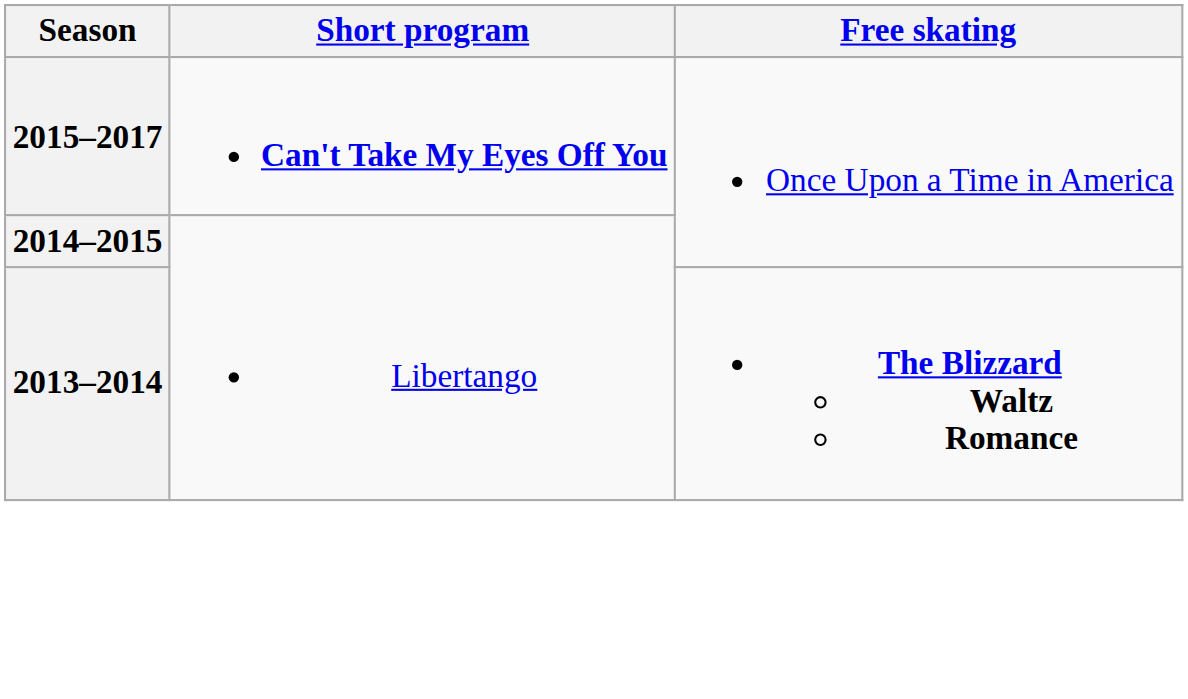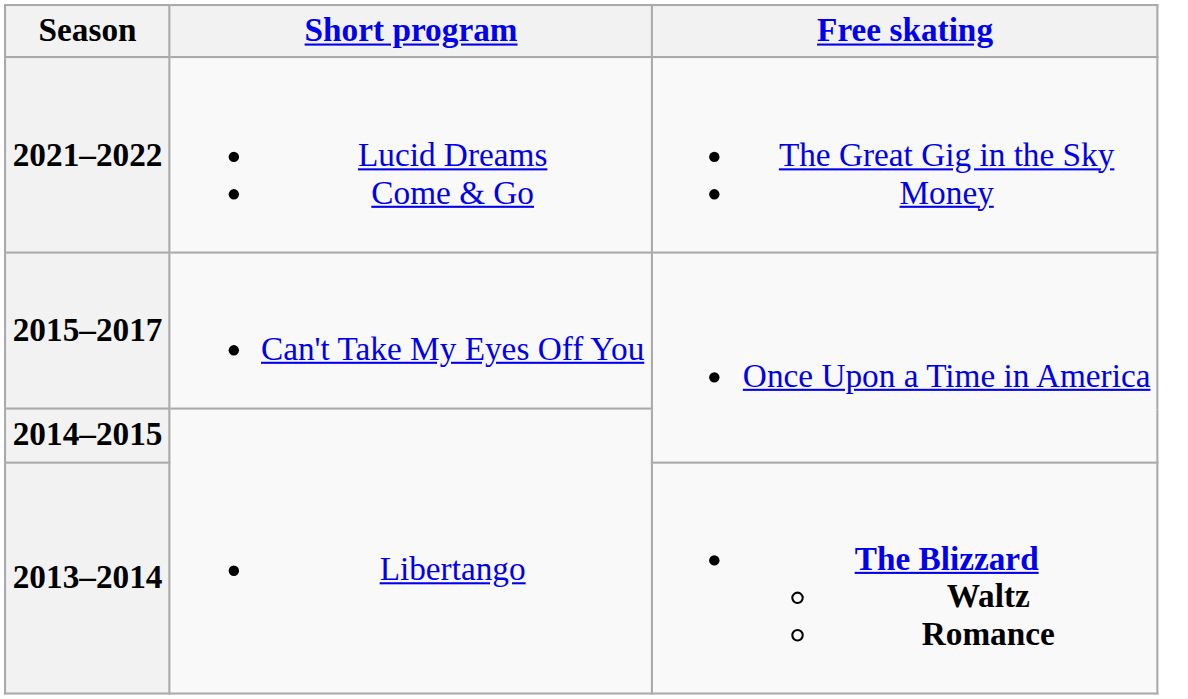+ row: (88, 154)
(423, 155) bold -> (411, 349) normal
